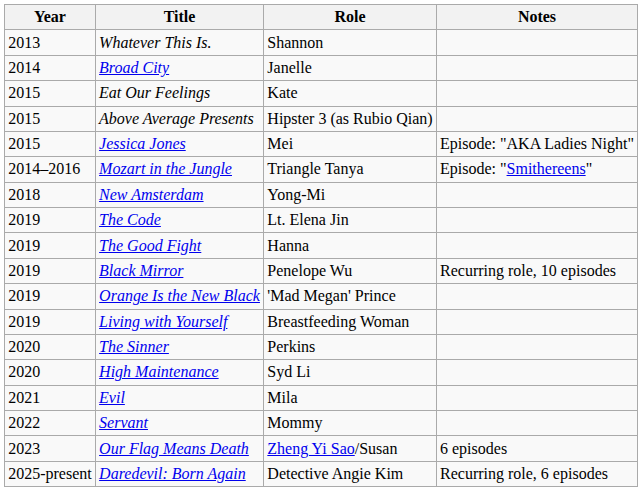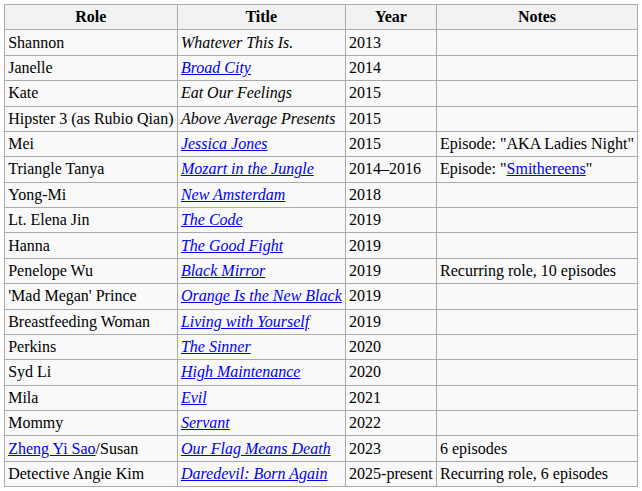columns swapped: (50, 17) <-> (350, 17)
